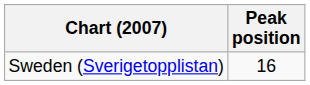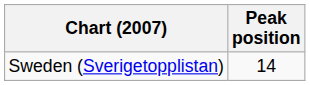(266, 66) 16 -> (266, 66) 14
